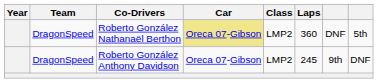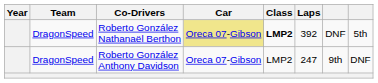(279, 33) normal -> (279, 33) bold
(309, 33) 360 -> (309, 33) 392
(309, 60) 245 -> (309, 60) 247
